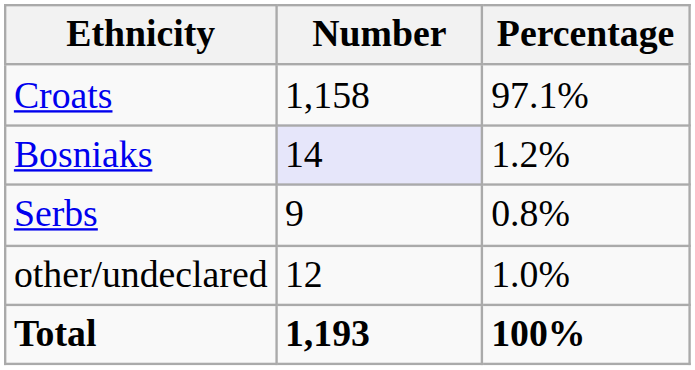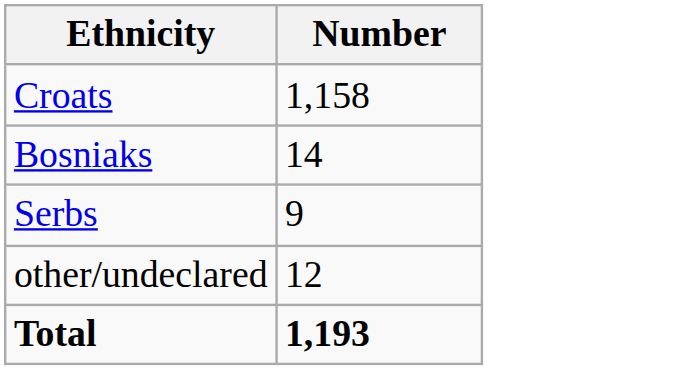- column: (586, 34)
(304, 154) lavender background -> (304, 154) no background
